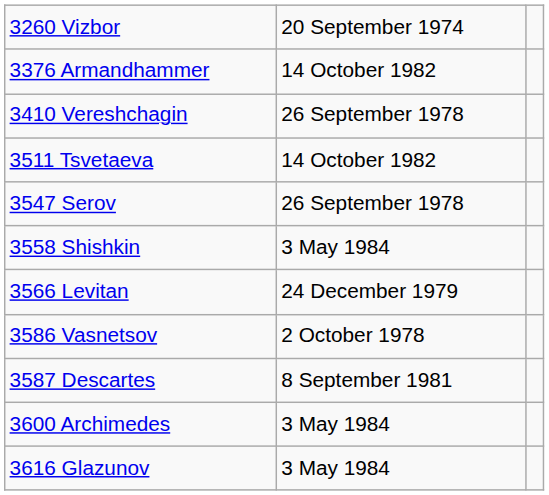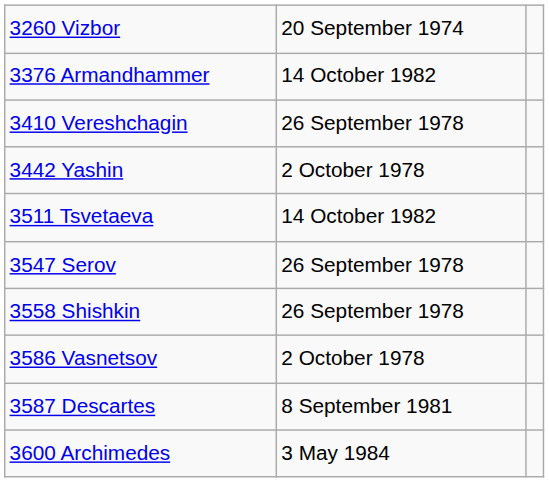+ row: (66, 169)
(336, 247) 3 May 1984 -> (373, 311) 26 September 1978
- row: (69, 291)
- row: (80, 467)
